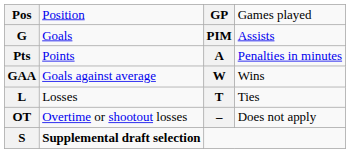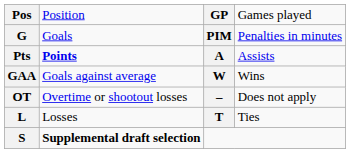(256, 35) Assists -> (290, 35) Penalties in minutes
(58, 55) normal -> (59, 55) bold
(290, 55) Penalties in minutes -> (256, 55) Assists
rows swapped: (22, 96) <-> (22, 117)
